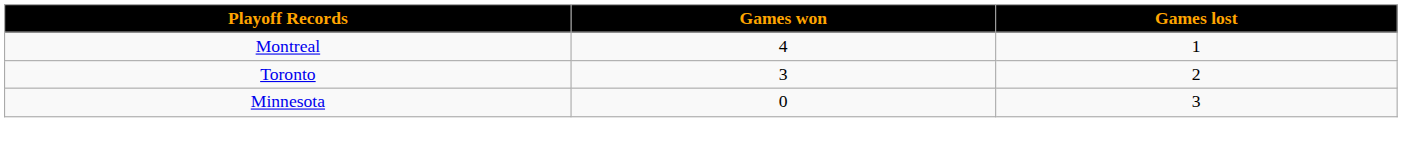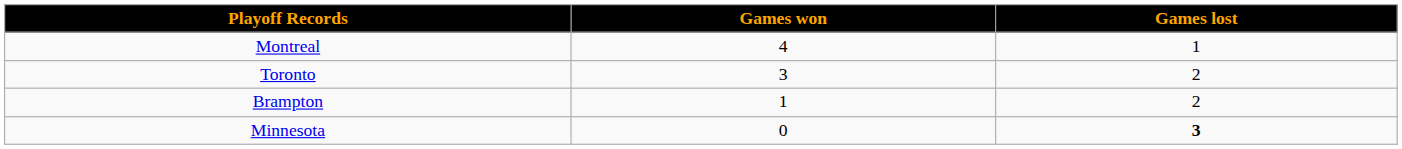+ row: (288, 102)
(1196, 102) normal -> (1196, 130) bold
